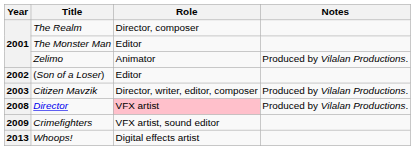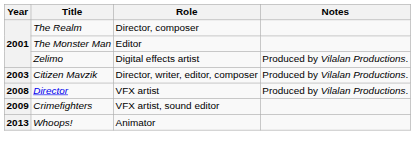(135, 59) Animator -> (157, 59) Digital effects artist
- row: (69, 75)
(137, 106) pink background -> (137, 91) no background
(157, 138) Digital effects artist -> (135, 122) Animator
